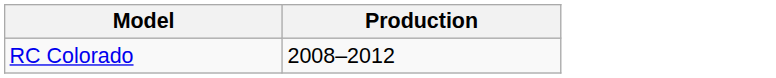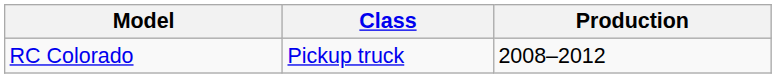+ column: (388, 21)
